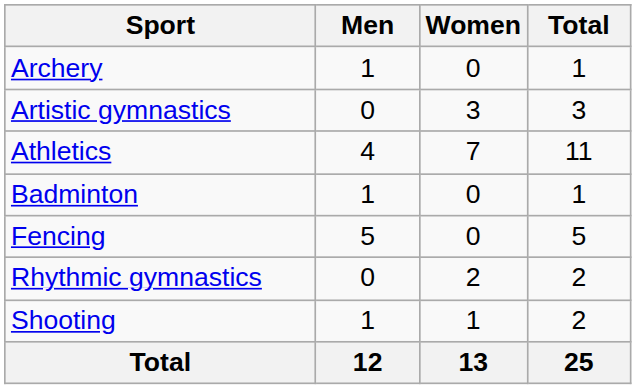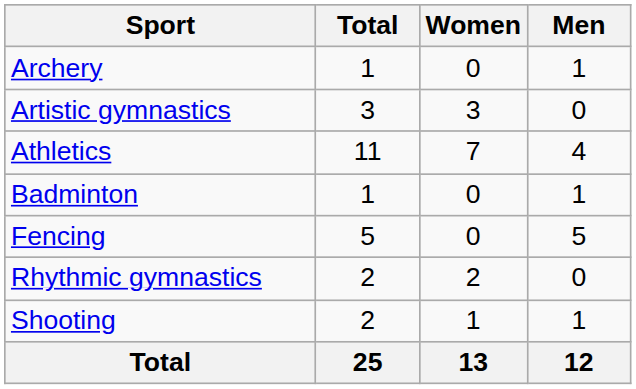columns swapped: (368, 25) <-> (579, 25)
